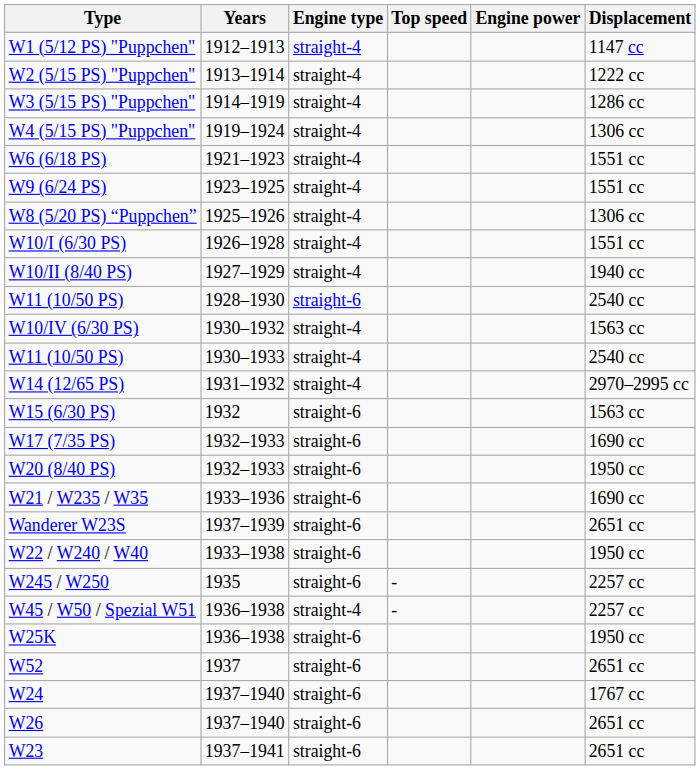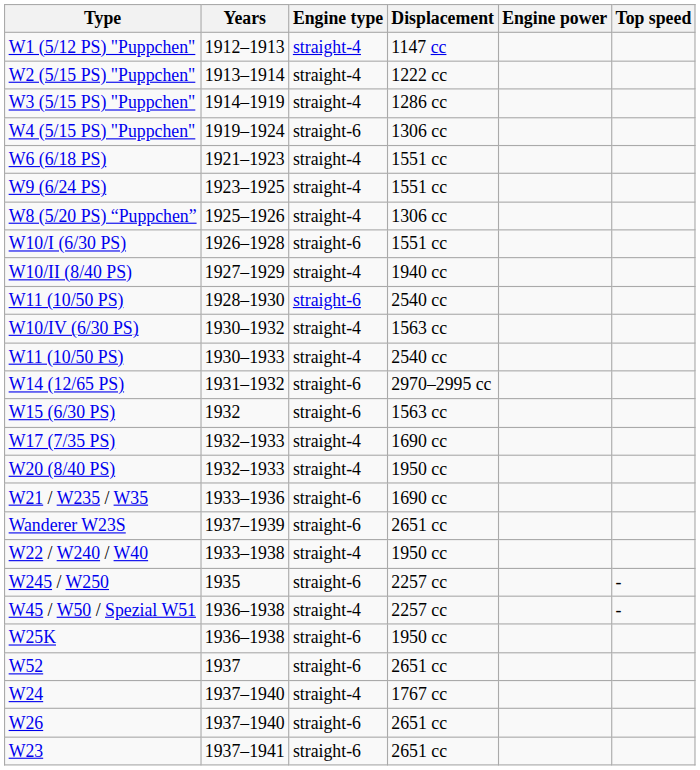columns swapped: (640, 18) <-> (429, 18)
(327, 131) straight-4 -> (327, 131) straight-6
(327, 243) straight-4 -> (327, 243) straight-6
(327, 384) straight-4 -> (327, 384) straight-6
(327, 441) straight-6 -> (327, 441) straight-4
(327, 469) straight-6 -> (327, 469) straight-4
(327, 553) straight-6 -> (327, 553) straight-4
(327, 694) straight-6 -> (327, 694) straight-4
